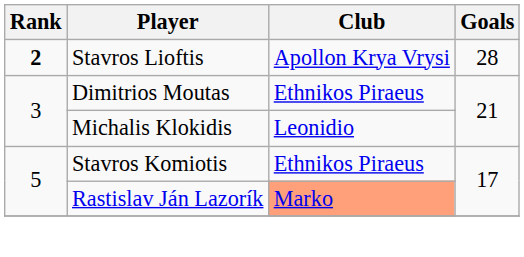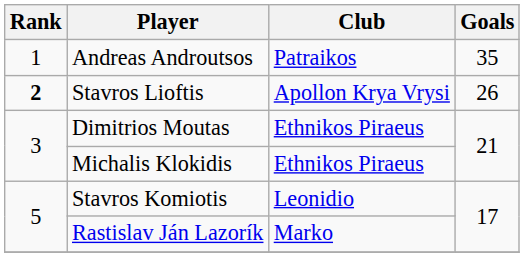+ row: (163, 57)
(487, 57) 28 -> (487, 92) 26
(314, 127) Leonidio -> (349, 163) Ethnikos Piraeus
(349, 163) Ethnikos Piraeus -> (314, 198) Leonidio
(303, 198) lightsalmon background -> (303, 233) no background
